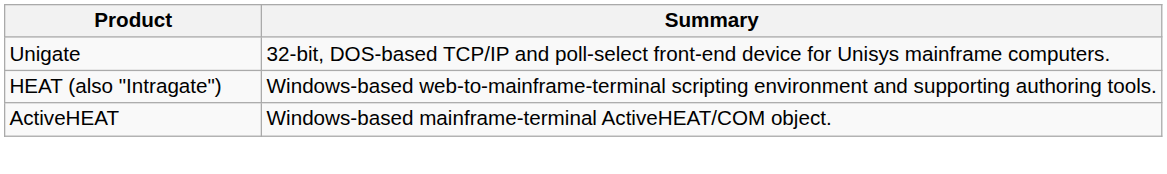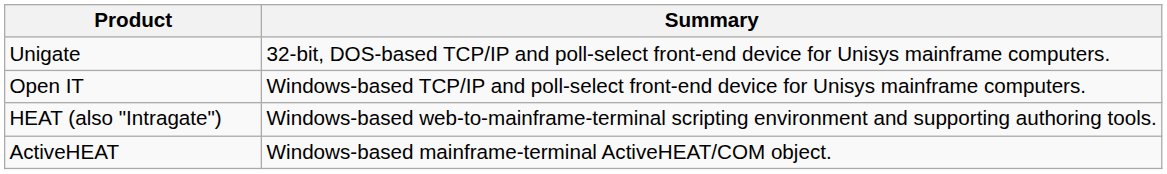+ row: (47, 86)
